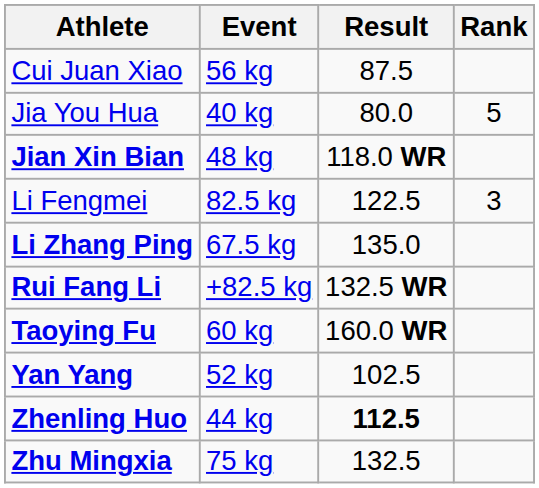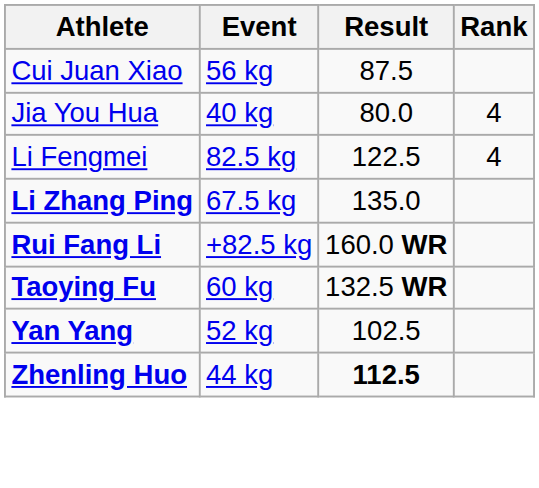(494, 114) 5 -> (494, 114) 4
- row: (98, 157)
(494, 201) 3 -> (494, 157) 4
(386, 288) 132.5 WR -> (386, 244) 160.0 WR
(386, 331) 160.0 WR -> (386, 288) 132.5 WR
- row: (92, 462)
